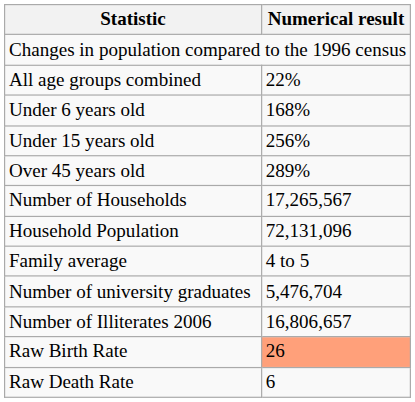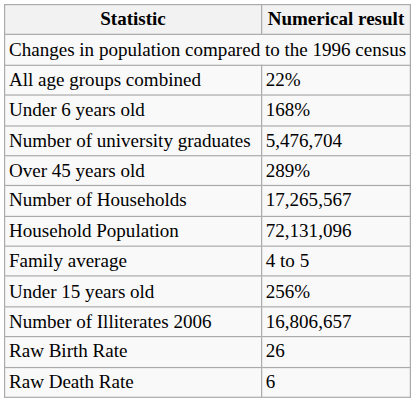rows swapped: (82, 140) <-> (130, 291)
(275, 351) lightsalmon background -> (275, 351) no background
